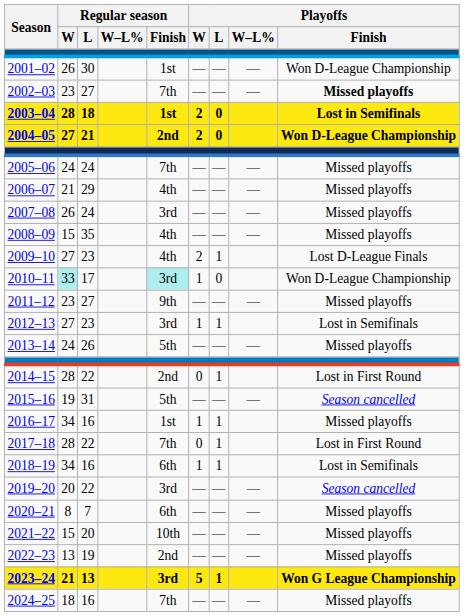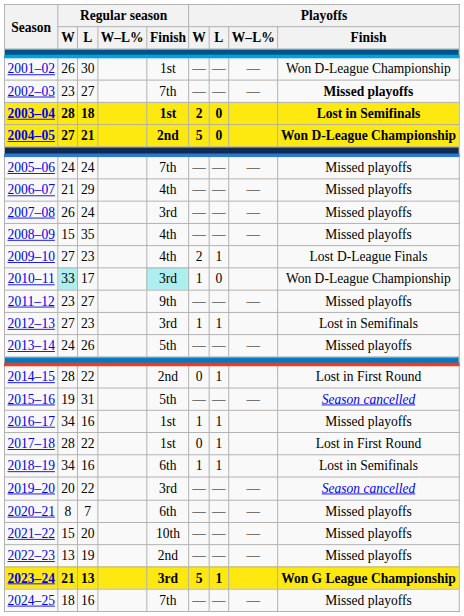(199, 136) 2 -> (199, 136) 5
(168, 444) 7th -> (168, 444) 1st
